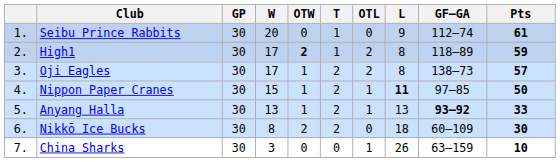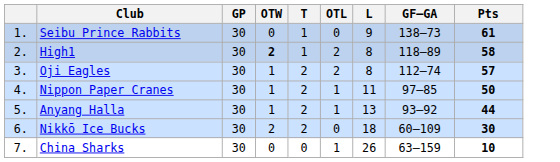- column: (271, 14)
(452, 33) 112–74 -> (420, 33) 138–73
(521, 52) 59 -> (488, 52) 58
(452, 71) 138–73 -> (420, 71) 112–74
(402, 90) bold -> (369, 90) normal
(452, 109) bold -> (420, 109) normal
(521, 109) 33 -> (488, 109) 44
